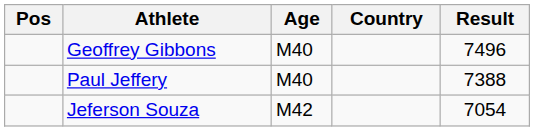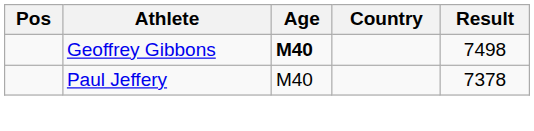(294, 49) normal -> (294, 49) bold
(485, 49) 7496 -> (485, 49) 7498
(485, 79) 7388 -> (485, 79) 7378
- row: (133, 110)
